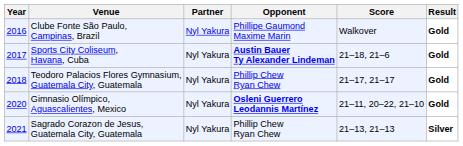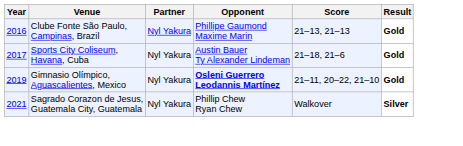(358, 31) Walkover -> (322, 31) 21–13, 21–13
(284, 56) bold -> (243, 56) normal
- row: (106, 80)
(17, 104) 2020 -> (17, 80) 2019
(367, 129) 21–13, 21–13 -> (313, 104) Walkover
